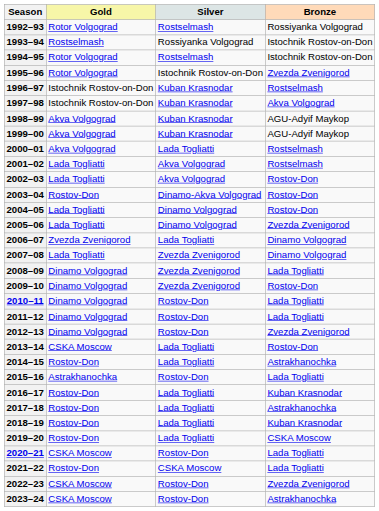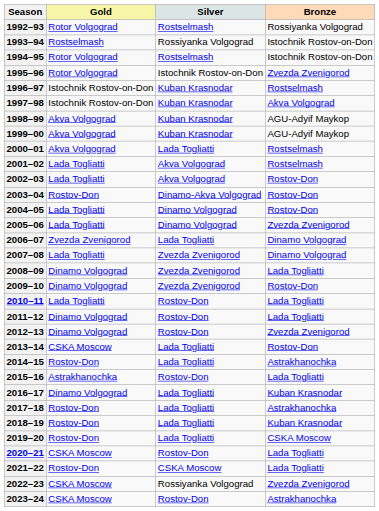(88, 301) Dinamo Volgograd -> (77, 301) Lada Togliatti
(74, 392) Rostov-Don -> (88, 392) Dinamo Volgograd
(183, 484) Rostov-Don -> (206, 484) Rossiyanka Volgograd
